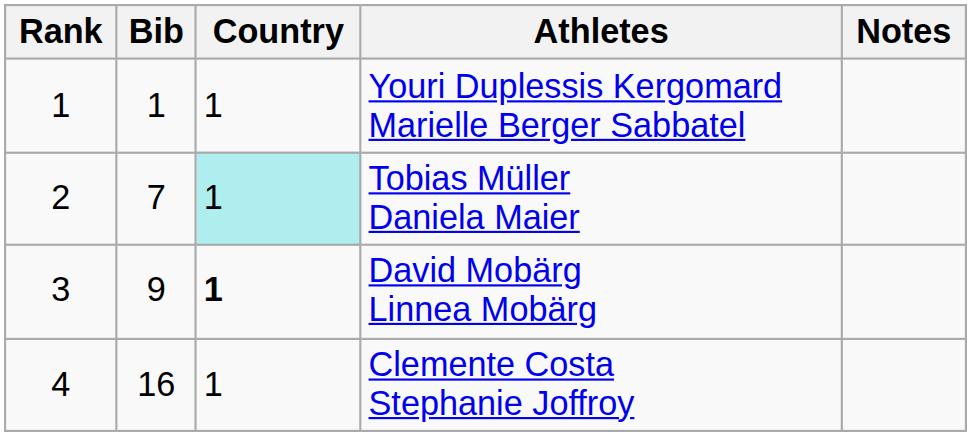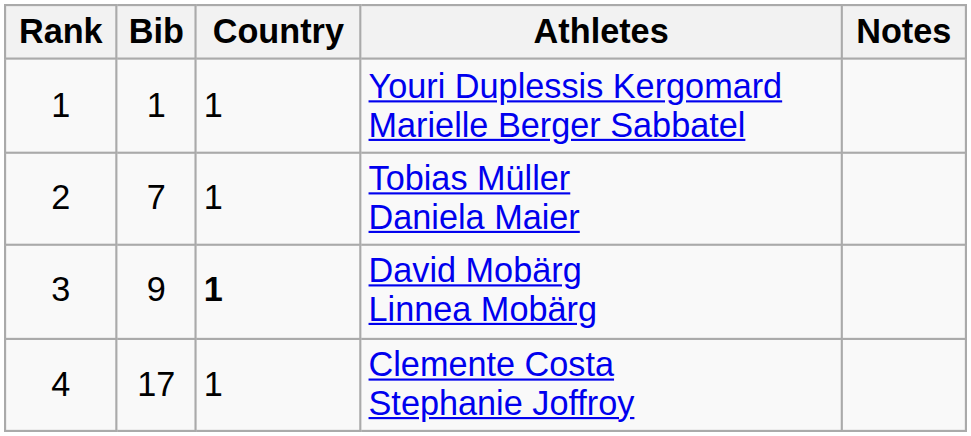(213, 198) paleturquoise background -> (213, 198) no background
(156, 383) 16 -> (156, 383) 17
